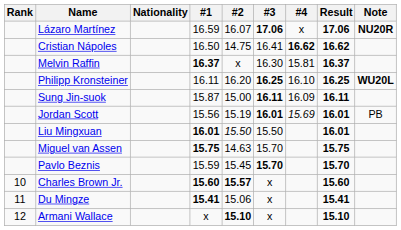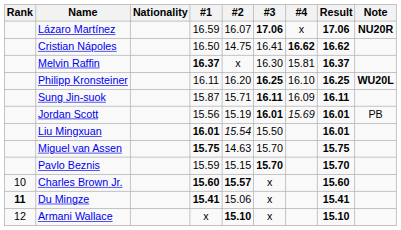(238, 98) 15.00 -> (238, 98) 15.71
(238, 132) 15.50 -> (238, 132) 15.54
(238, 166) 15.45 -> (238, 166) 15.15
(20, 200) normal -> (20, 200) bold
